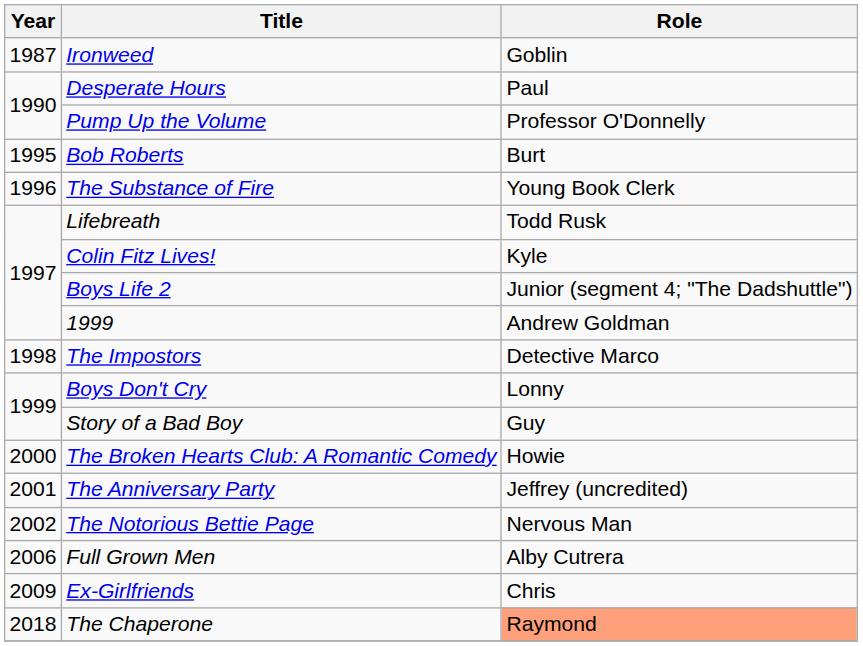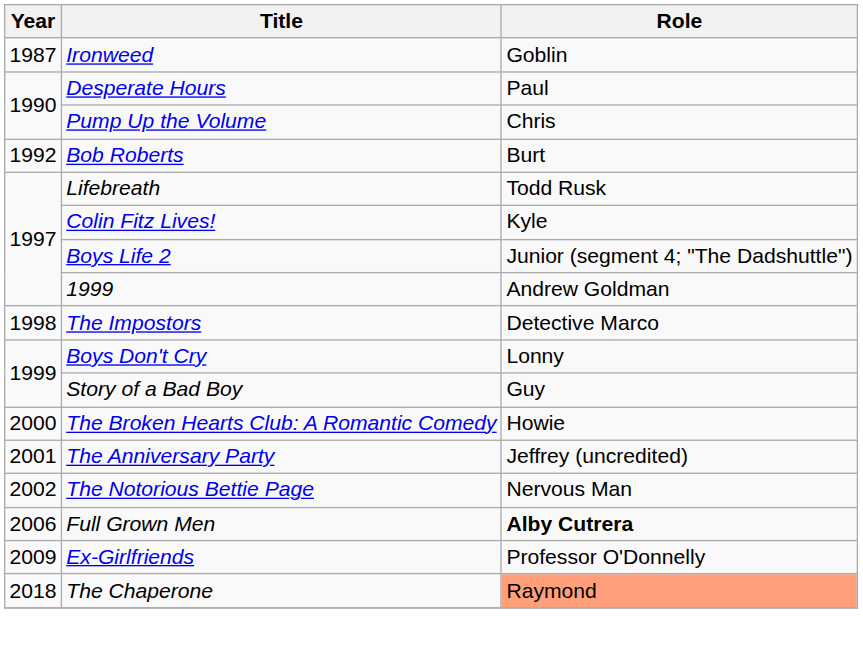(606, 121) Professor O'Donnelly -> (531, 121) Chris
(33, 155) 1995 -> (33, 155) 1992
- row: (170, 188)
(565, 557) normal -> (570, 523) bold
(531, 590) Chris -> (606, 557) Professor O'Donnelly
